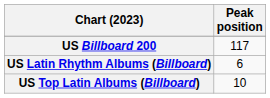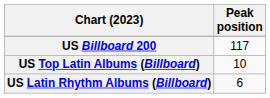rows swapped: (109, 64) <-> (109, 83)
